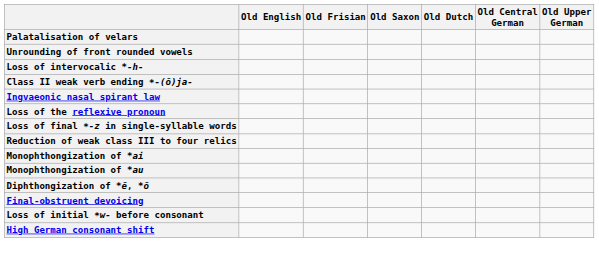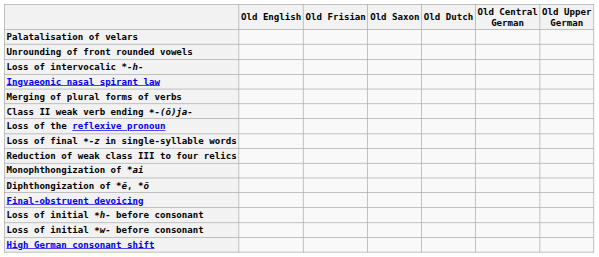rows swapped: (100, 82) <-> (83, 96)
+ row: (94, 96)
- row: (75, 171)
+ row: (105, 215)
